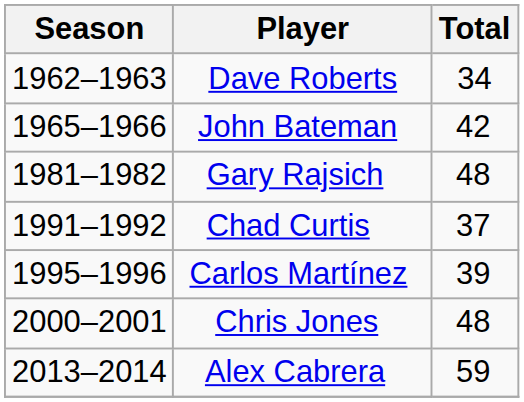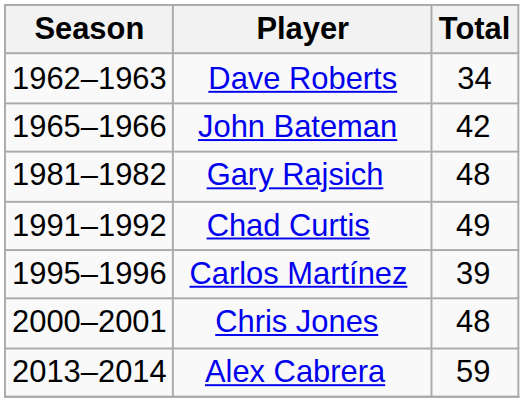(465, 224) 37 -> (465, 224) 49
